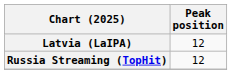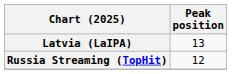(198, 43) 12 -> (198, 43) 13
